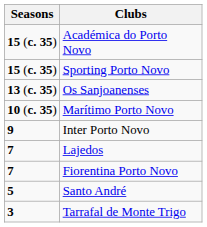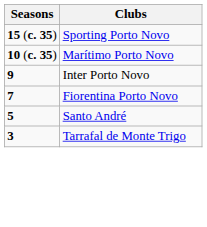- row: (115, 42)
- row: (106, 89)
- row: (83, 150)
